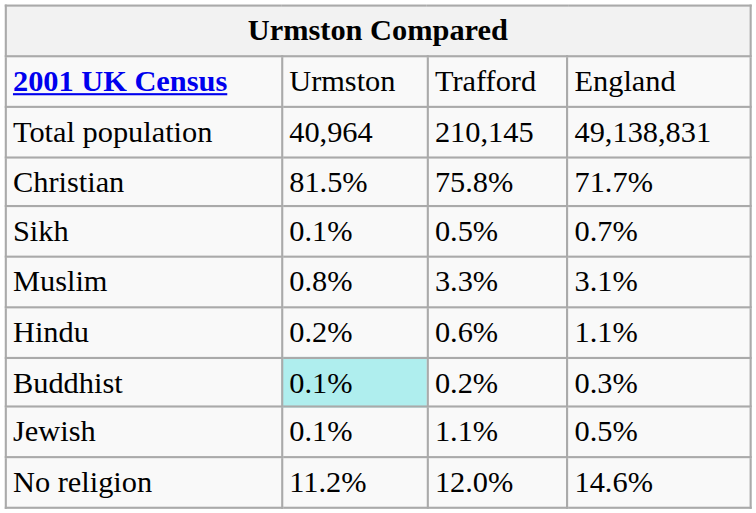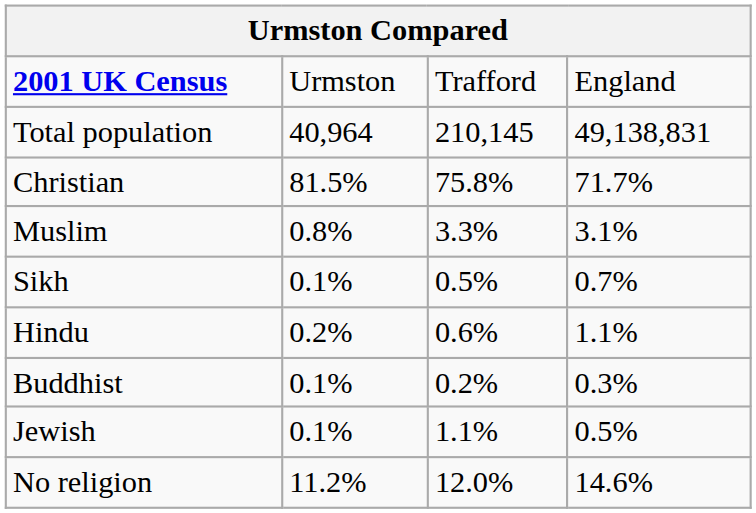rows swapped: (60, 281) <-> (41, 231)
(321, 381) paleturquoise background -> (321, 381) no background
